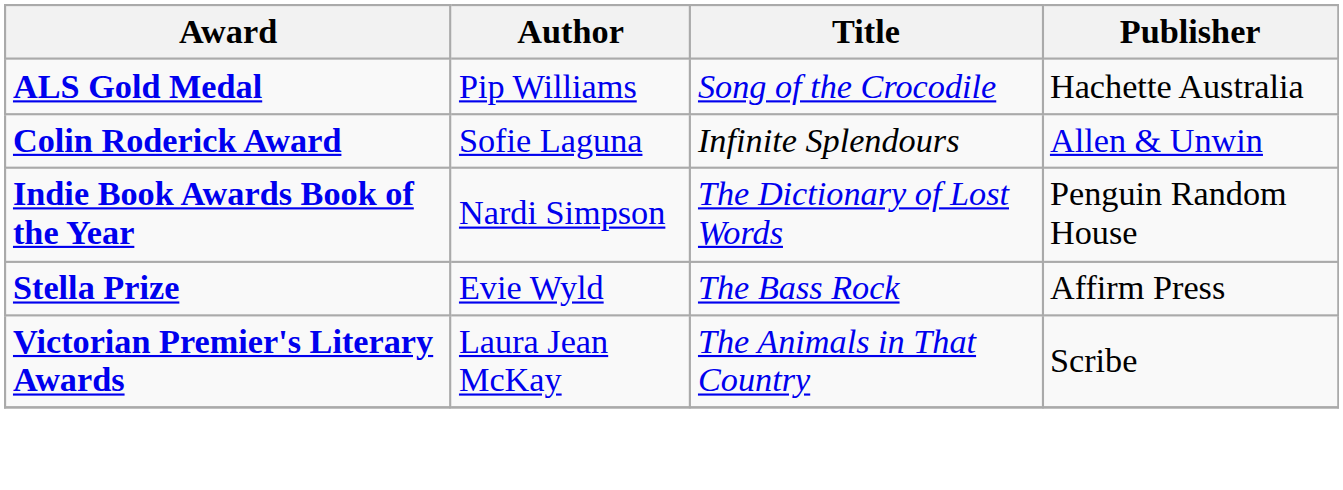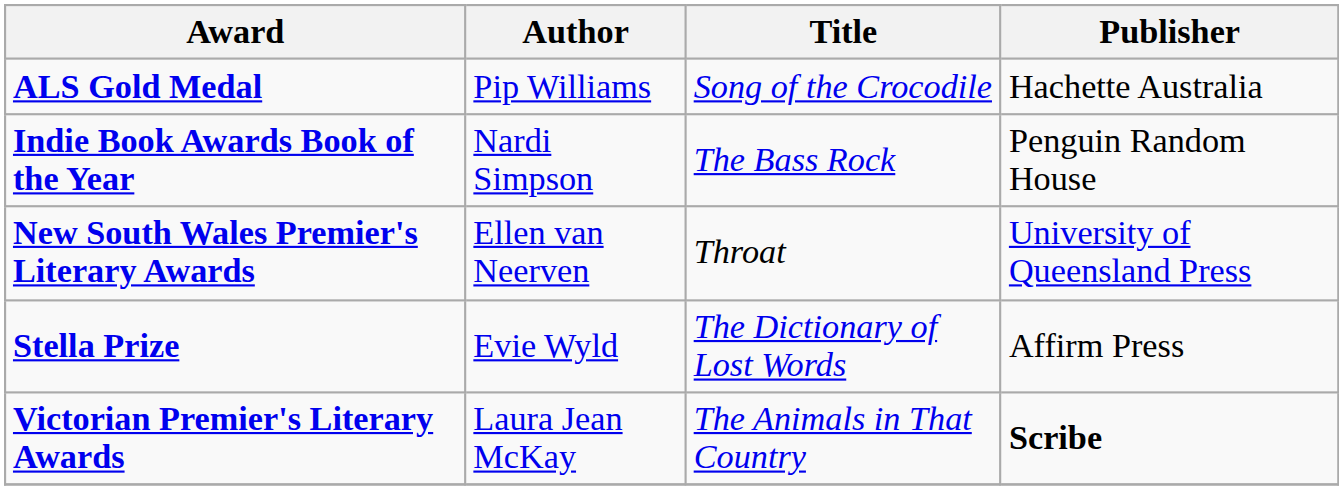- row: (177, 140)
(853, 213) The Dictionary of Lost Words -> (794, 159) The Bass Rock
+ row: (215, 252)
(799, 287) The Bass Rock -> (815, 345) The Dictionary of Lost Words
(1094, 360) normal -> (1055, 437) bold
